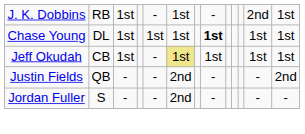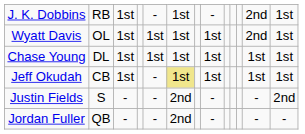+ row: (46, 35)
(213, 35) bold -> (212, 56) normal
(101, 77) QB -> (101, 98) S
(101, 98) S -> (101, 118) QB
